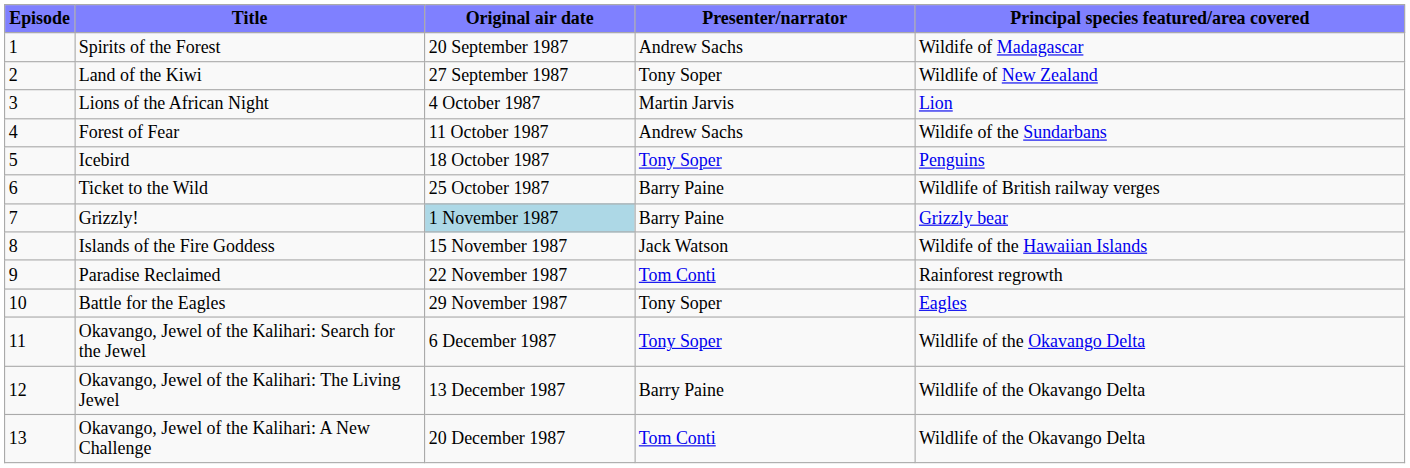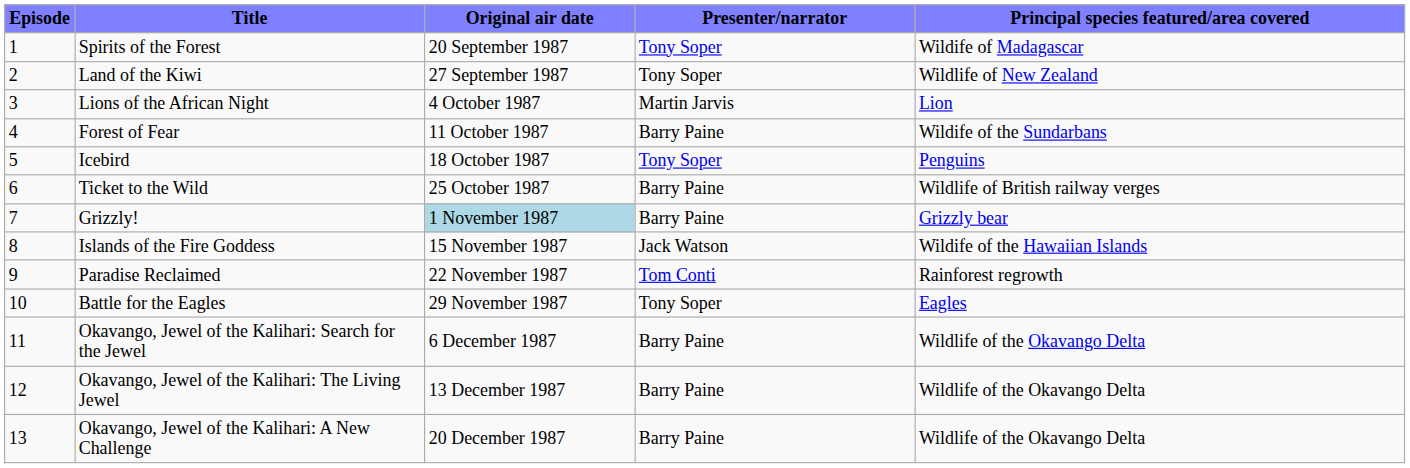(691, 47) Andrew Sachs -> (680, 47) Tony Soper
(691, 132) Andrew Sachs -> (681, 132) Barry Paine
(680, 341) Tony Soper -> (681, 341) Barry Paine
(677, 438) Tom Conti -> (681, 438) Barry Paine
